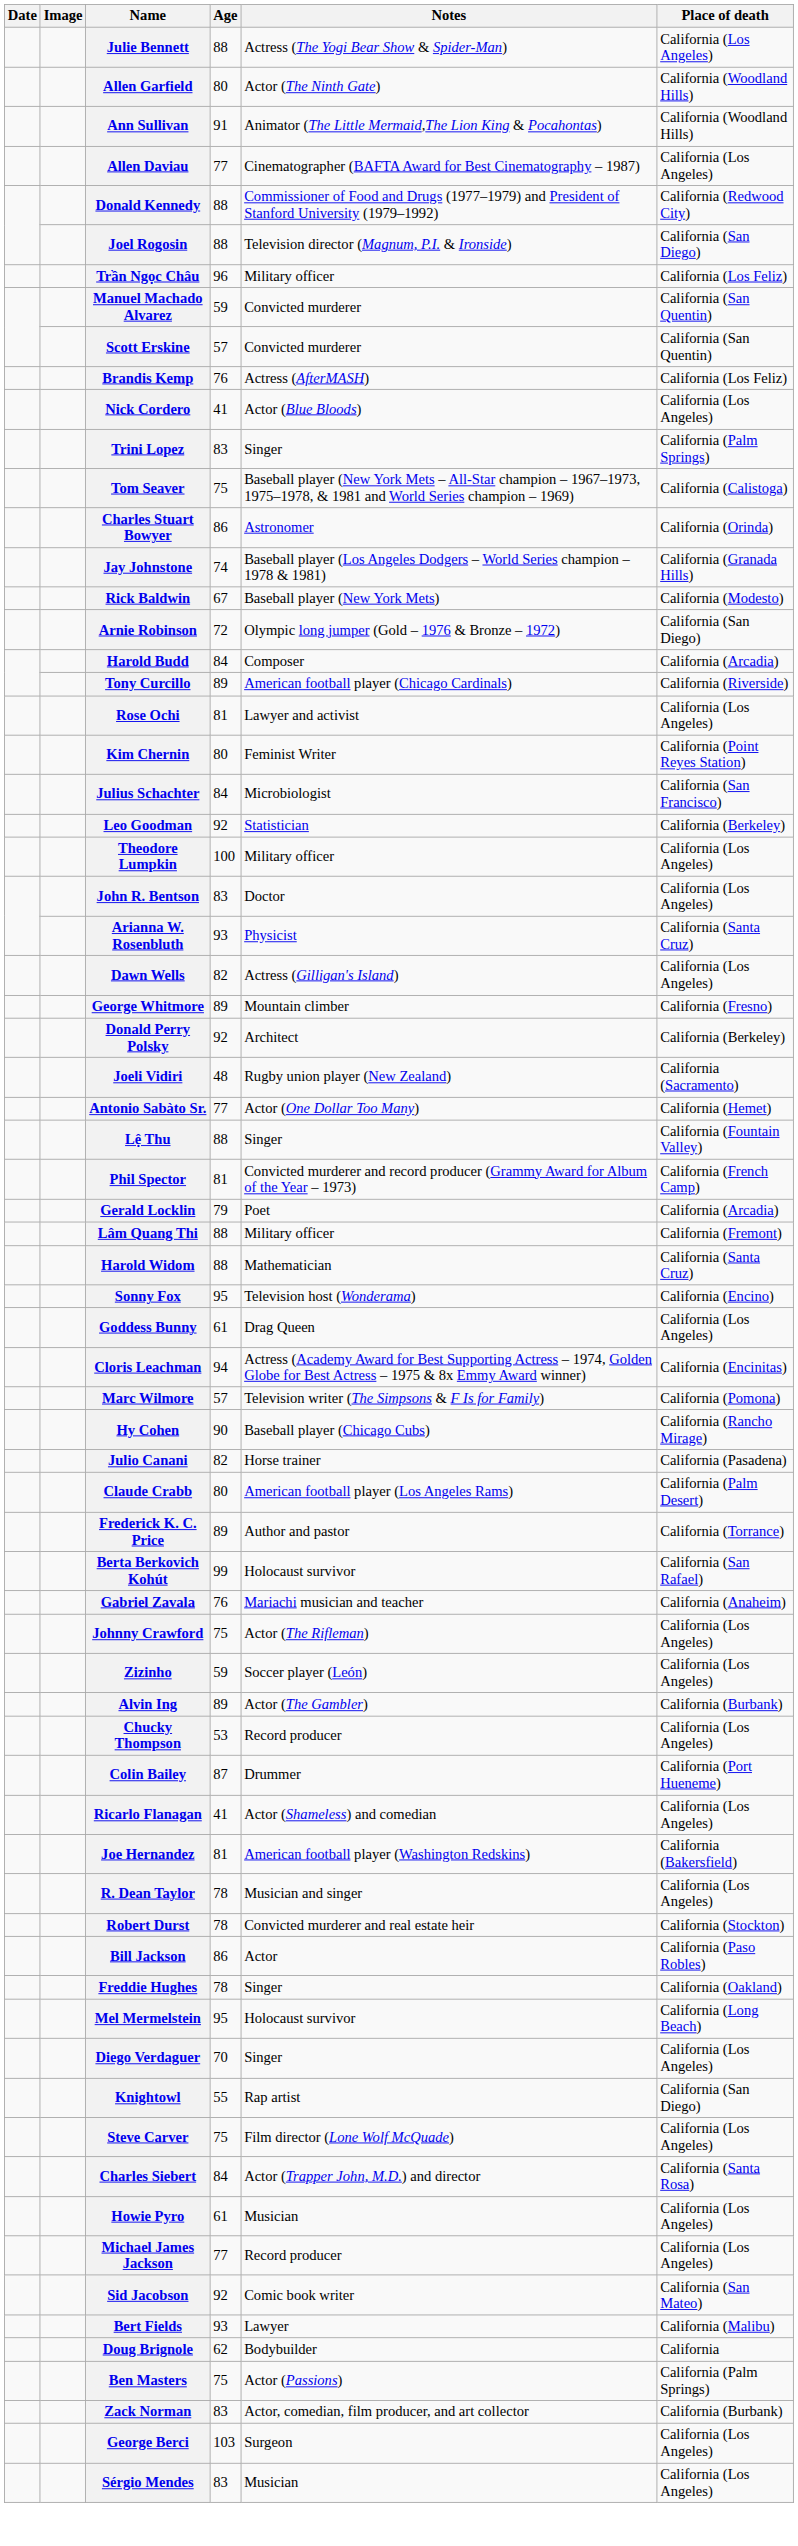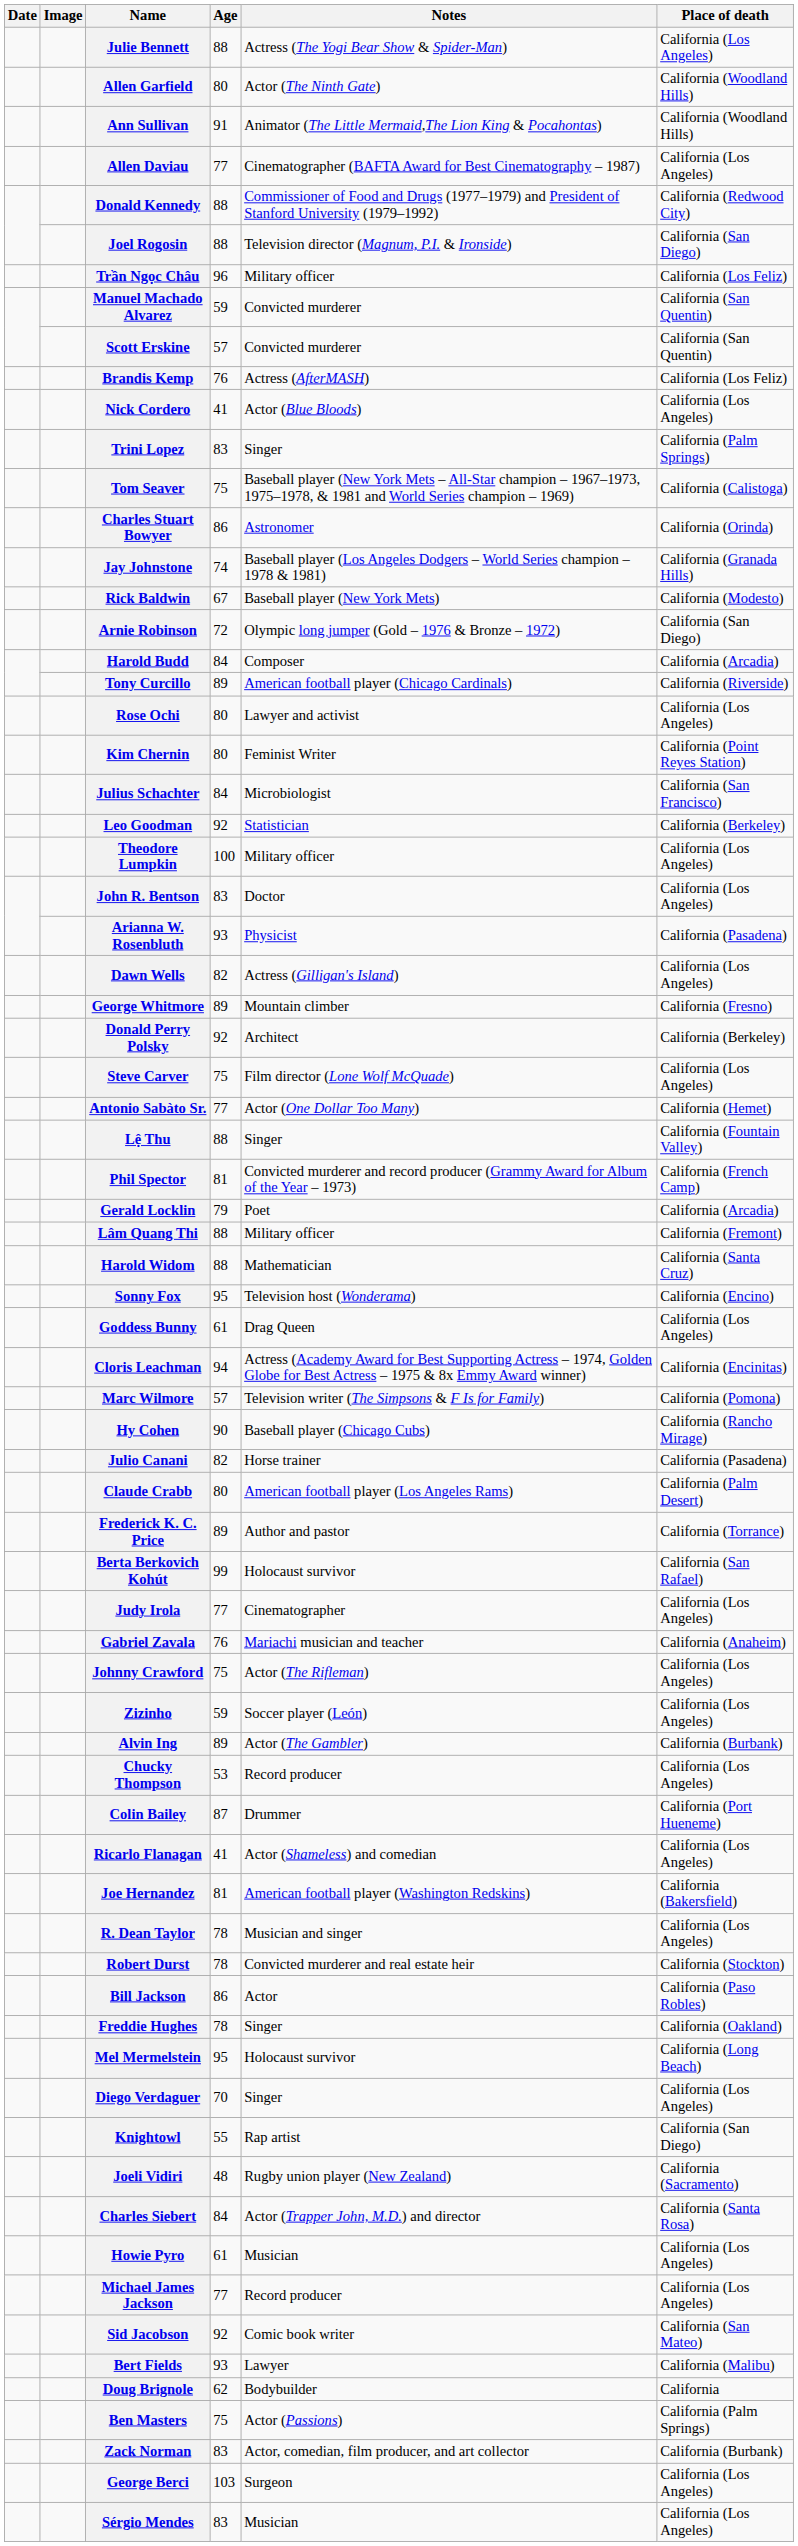(220, 715) 81 -> (220, 715) 80
(710, 935) California (Santa Cruz) -> (723, 935) California (Pasadena)
rows swapped: (148, 2137) <-> (148, 1077)
+ row: (148, 1610)
